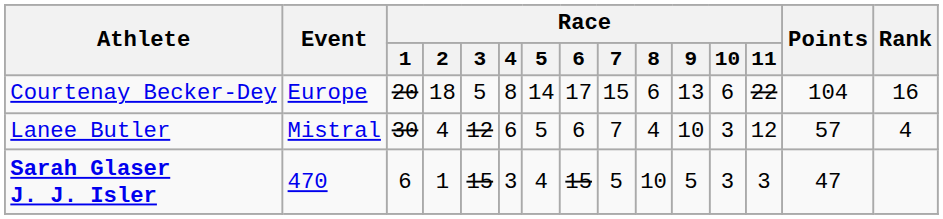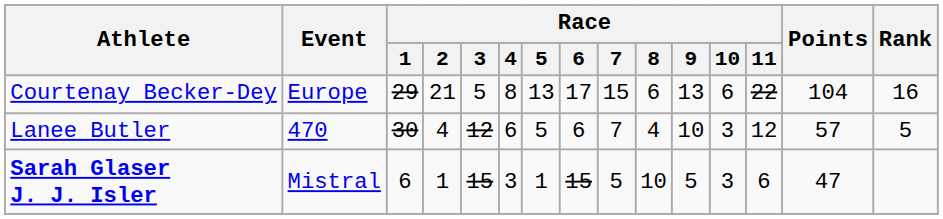(405, 94) 20 -> (405, 94) 29
(442, 94) 18 -> (442, 94) 21
(541, 94) 14 -> (541, 94) 13
(334, 131) Mistral -> (308, 131) 470
(905, 131) 4 -> (905, 131) 5
(308, 182) 470 -> (334, 182) Mistral
(541, 182) 4 -> (541, 182) 1
(764, 182) 3 -> (764, 182) 6
